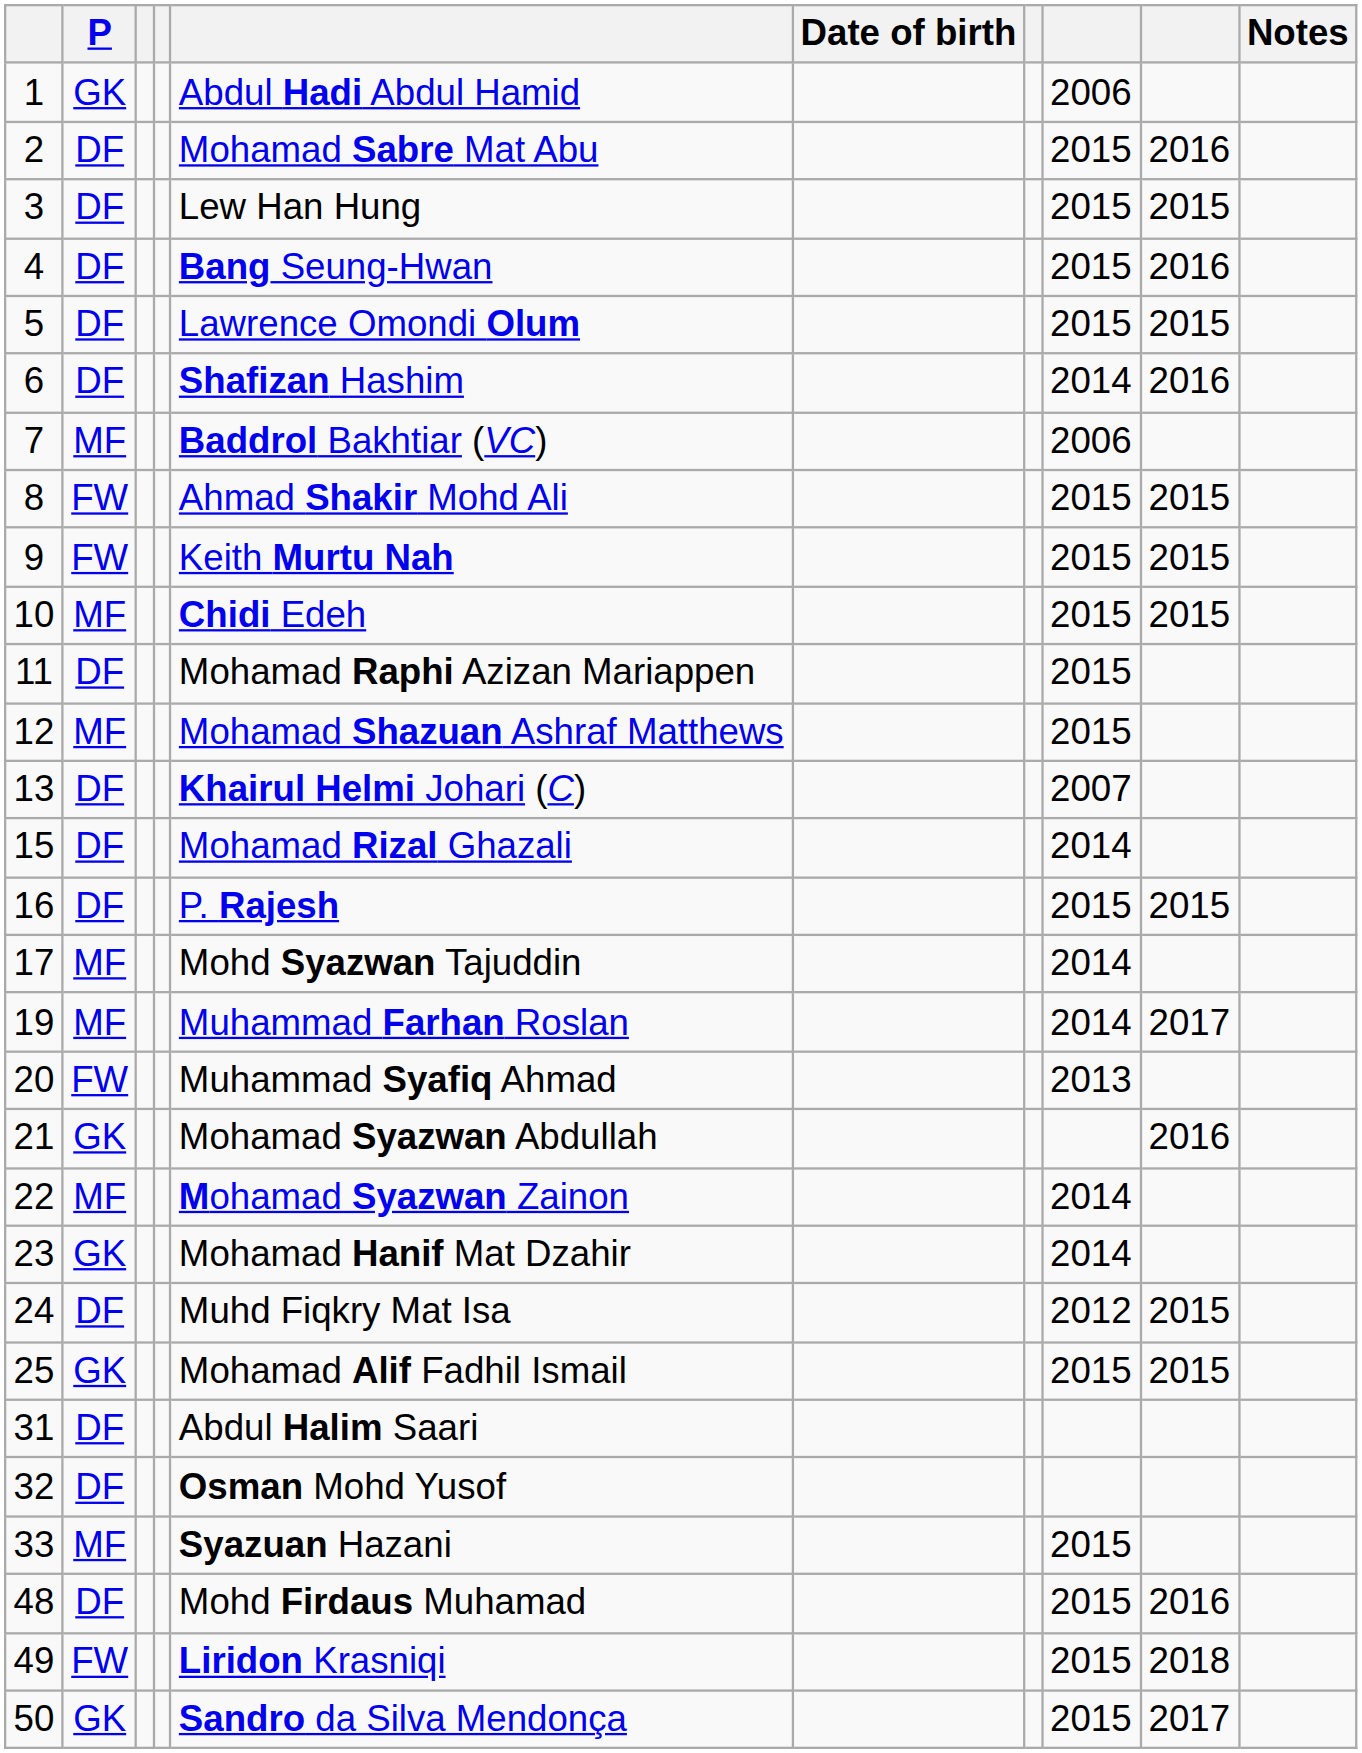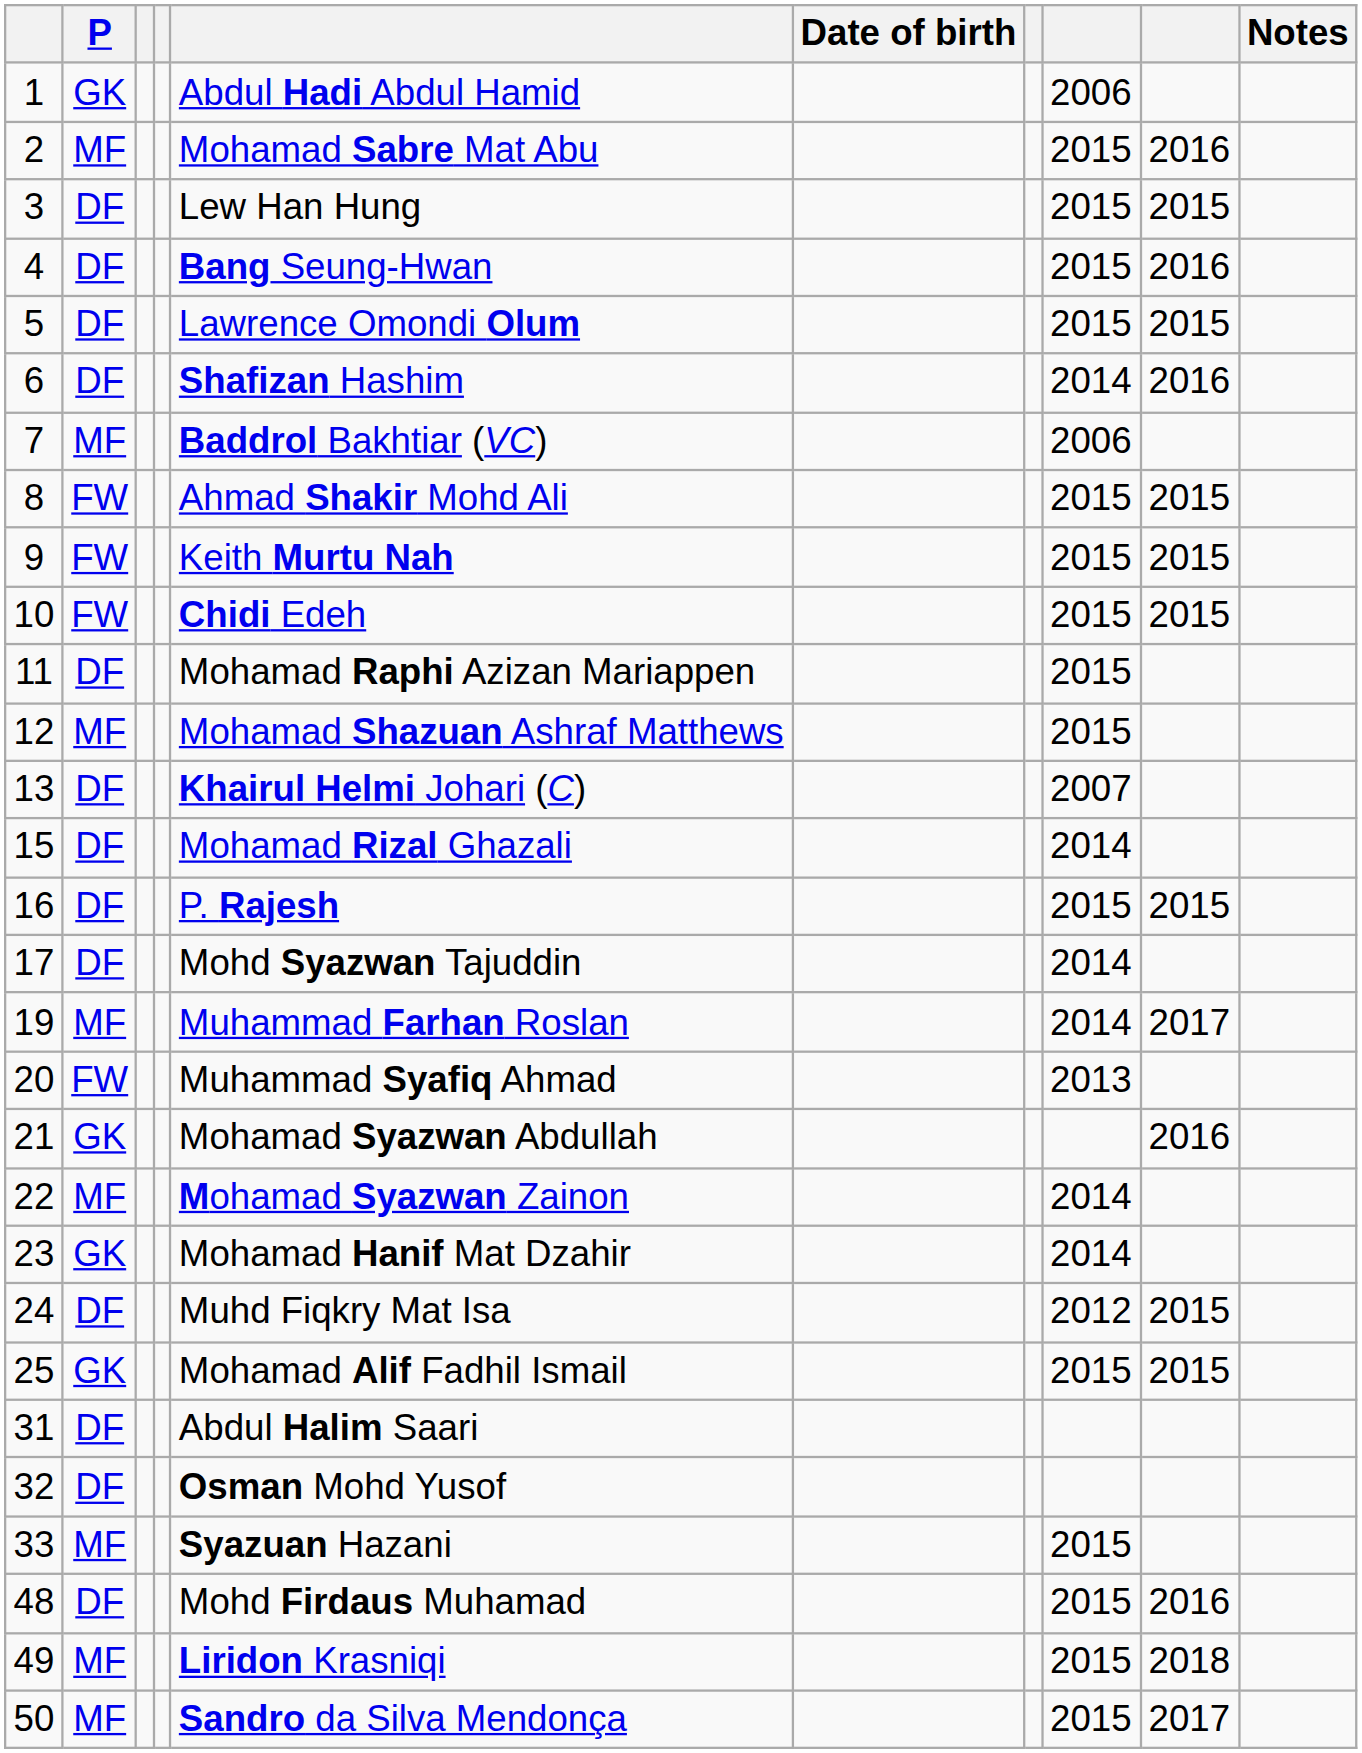(100, 149) DF -> (100, 149) MF
(100, 614) MF -> (100, 614) FW
(100, 963) MF -> (100, 963) DF
(100, 1660) FW -> (100, 1660) MF
(100, 1718) GK -> (100, 1718) MF
